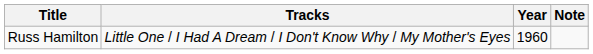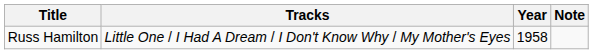(532, 37) 1960 -> (532, 37) 1958
